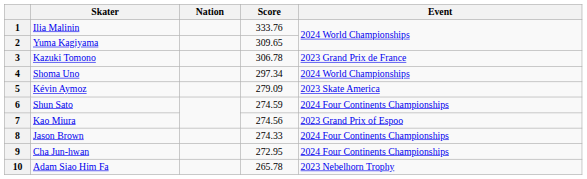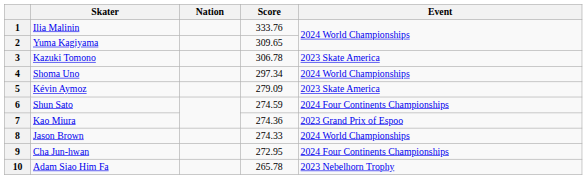(353, 58) 2023 Grand Prix de France -> (340, 58) 2023 Skate America
(269, 120) 274.56 -> (269, 120) 274.36
(375, 136) 2024 Four Continents Championships -> (355, 136) 2024 World Championships
